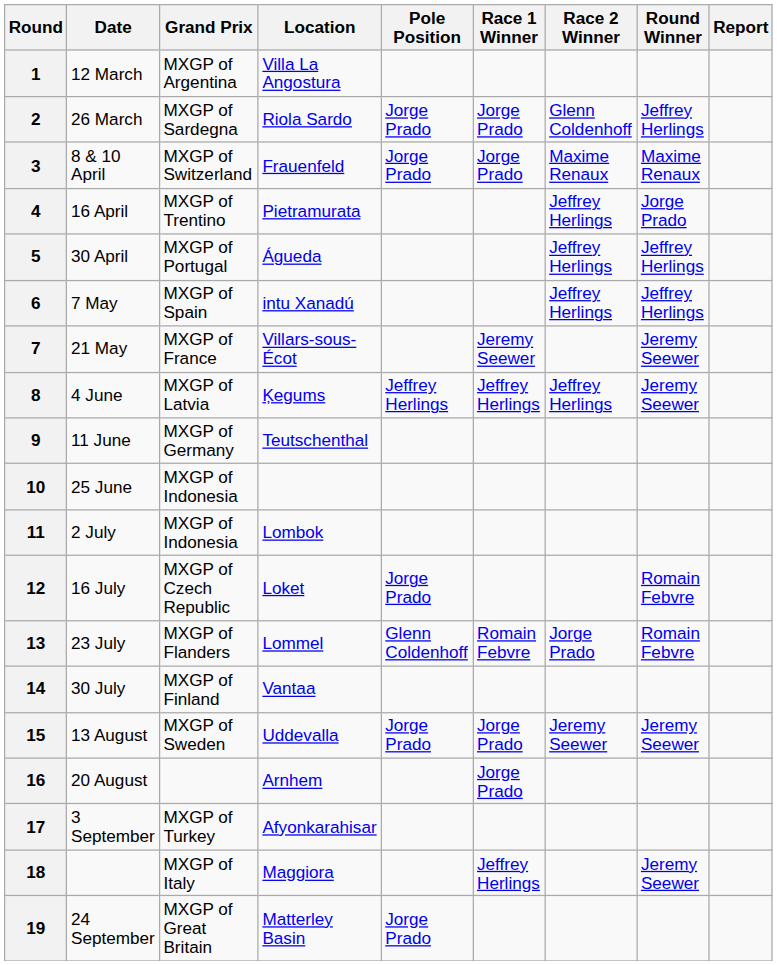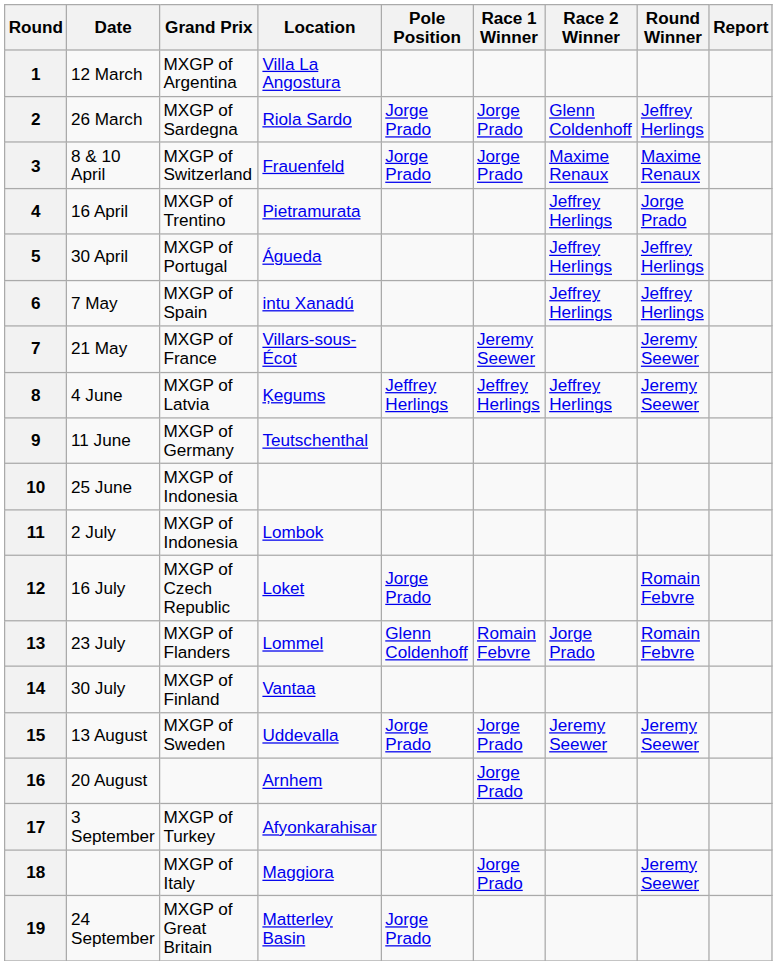(508, 872) Jeffrey Herlings -> (500, 872) Jorge Prado
